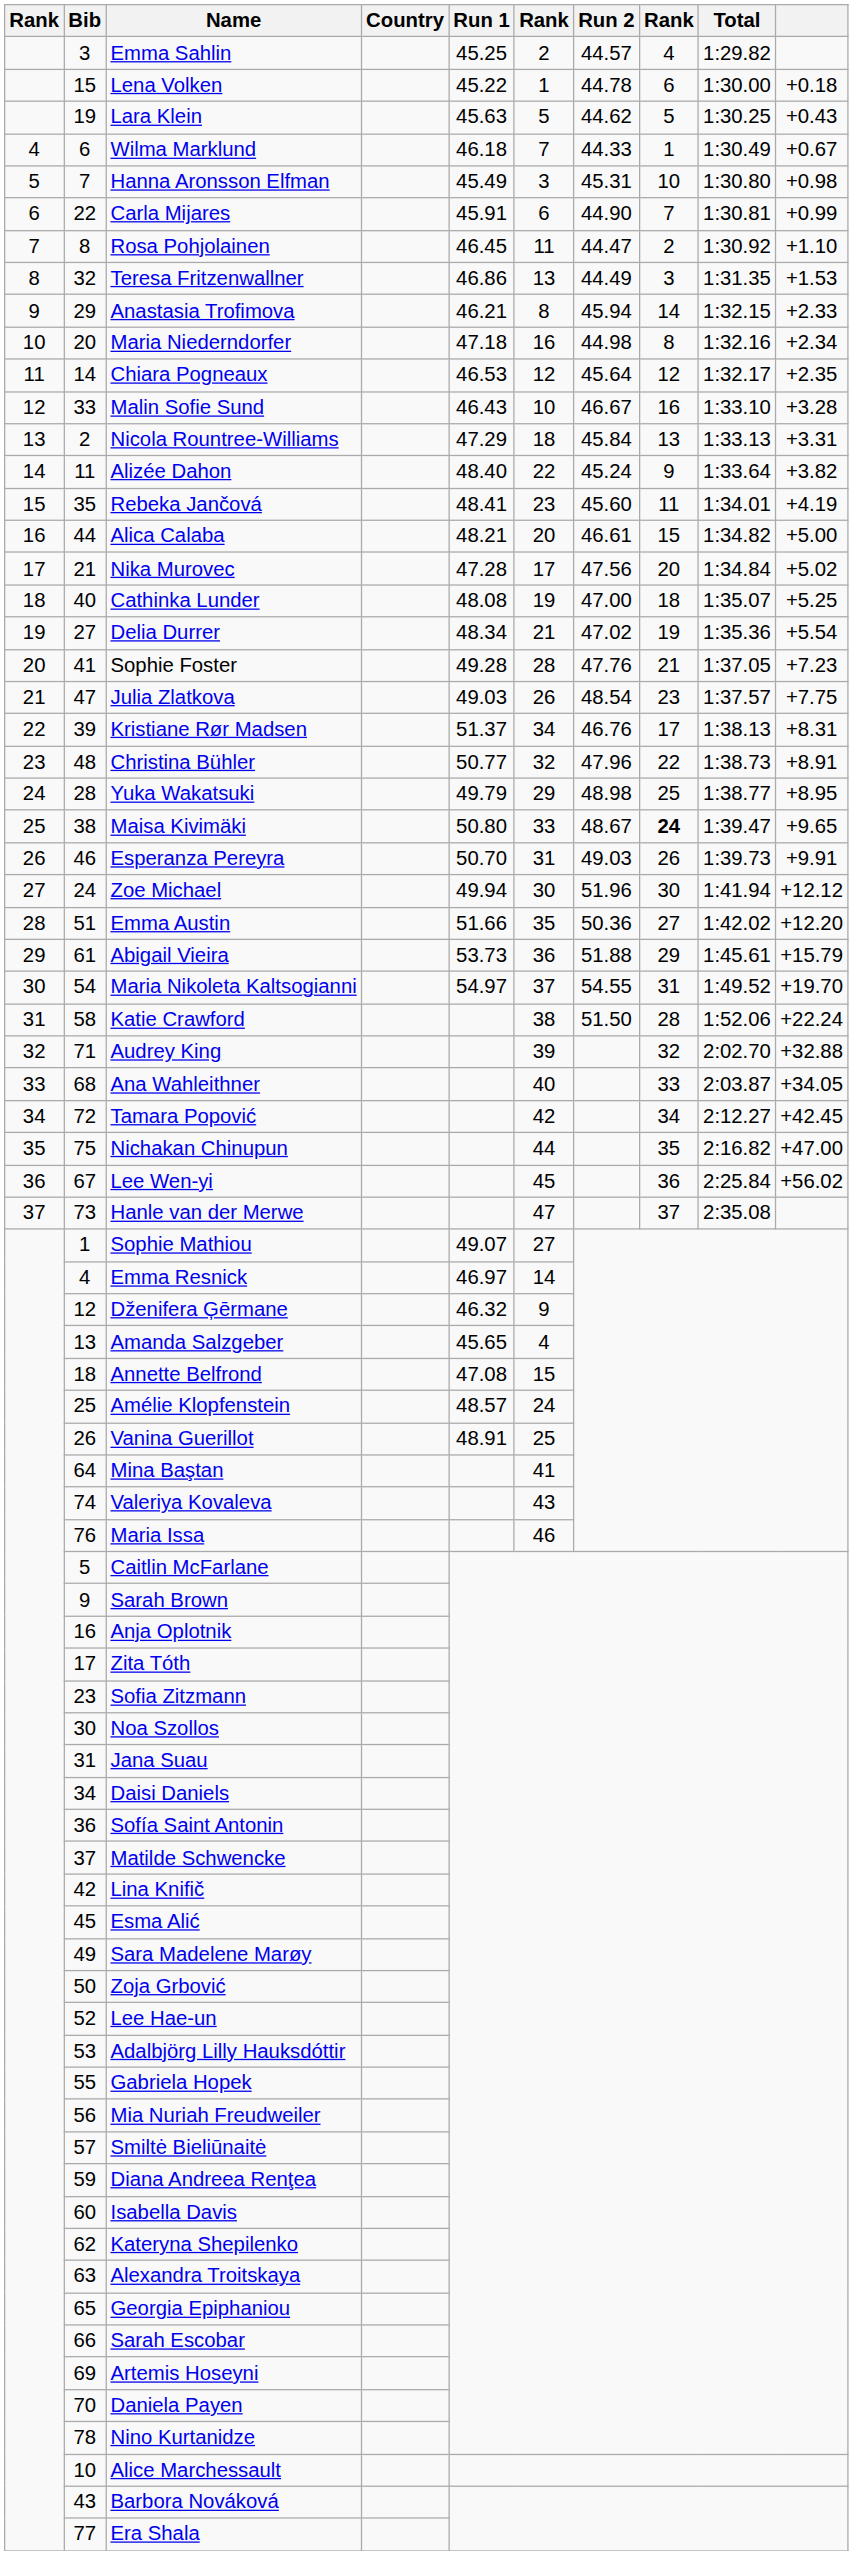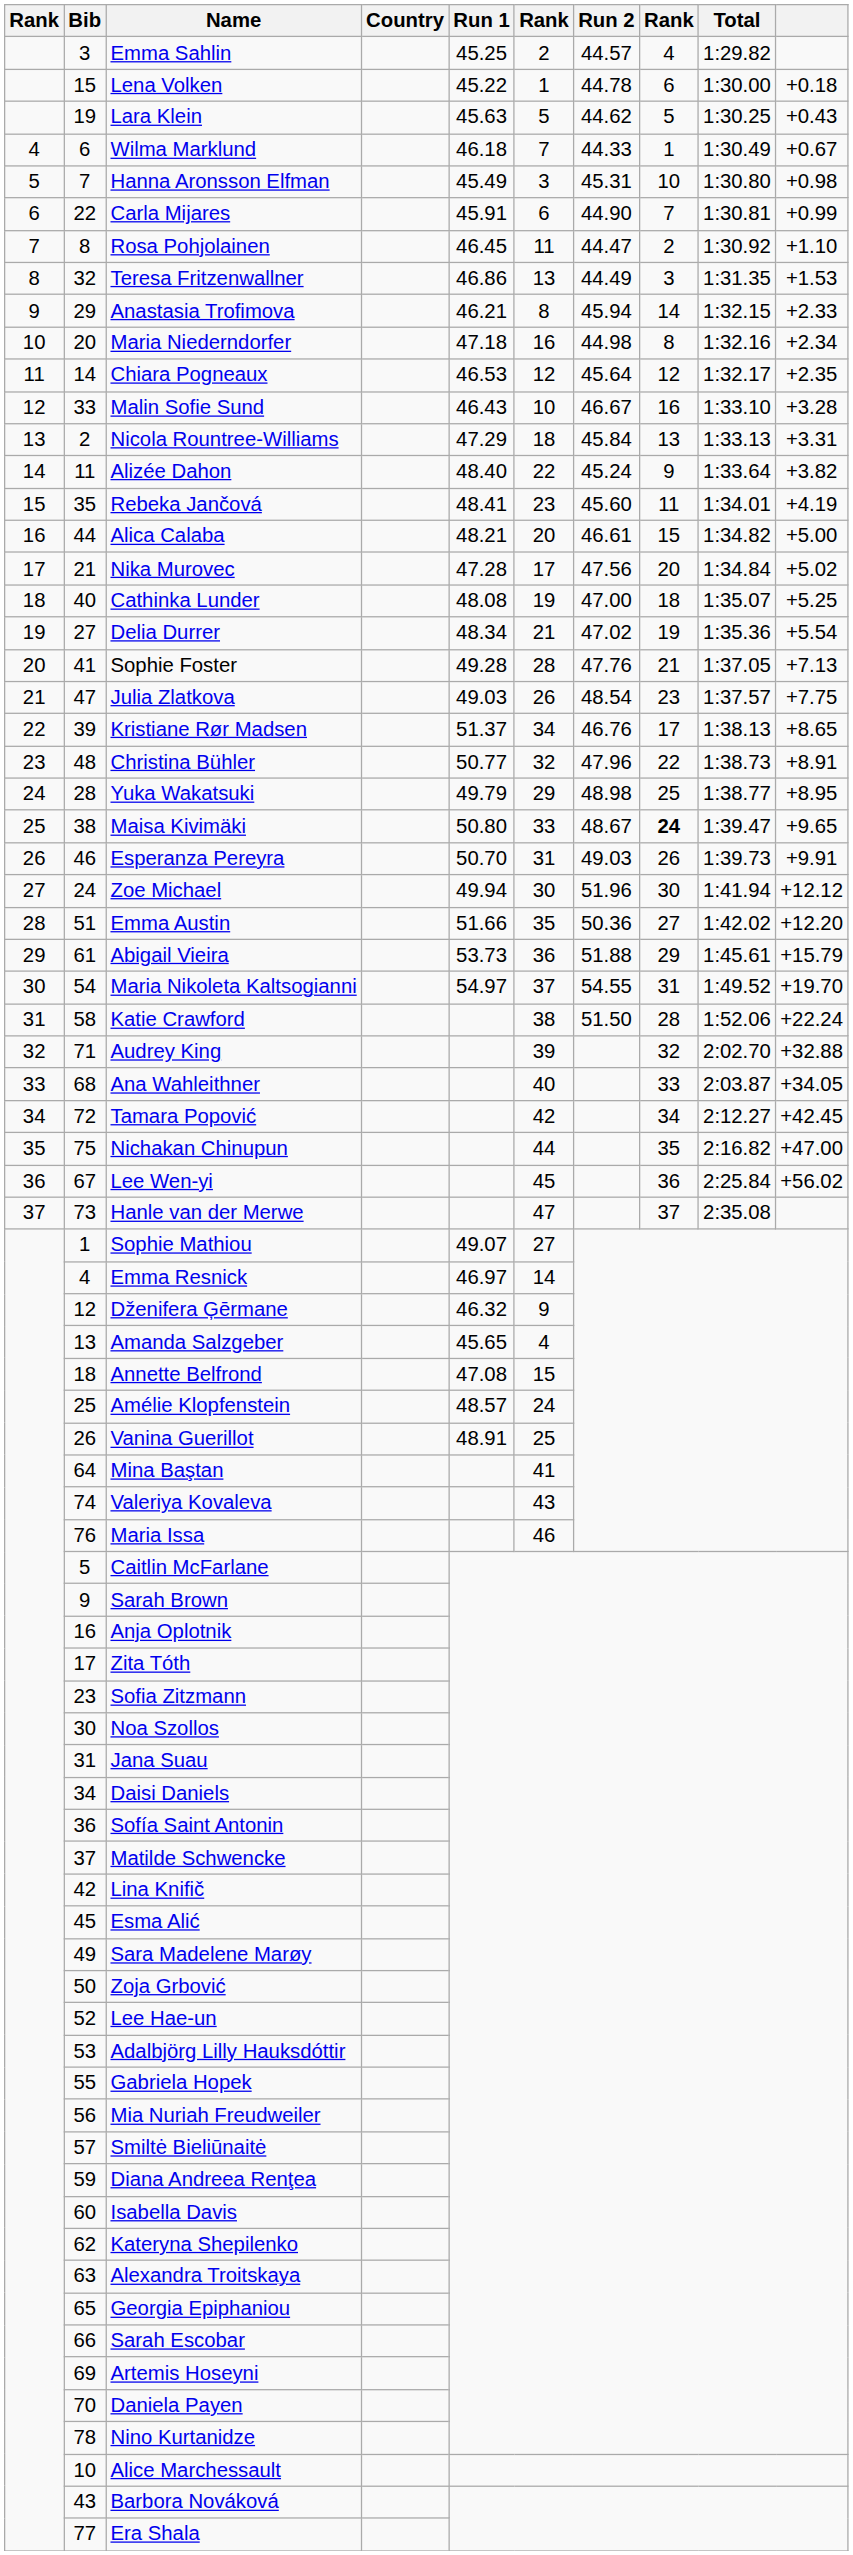(812, 665) +7.23 -> (812, 665) +7.13
(812, 729) +8.31 -> (812, 729) +8.65
